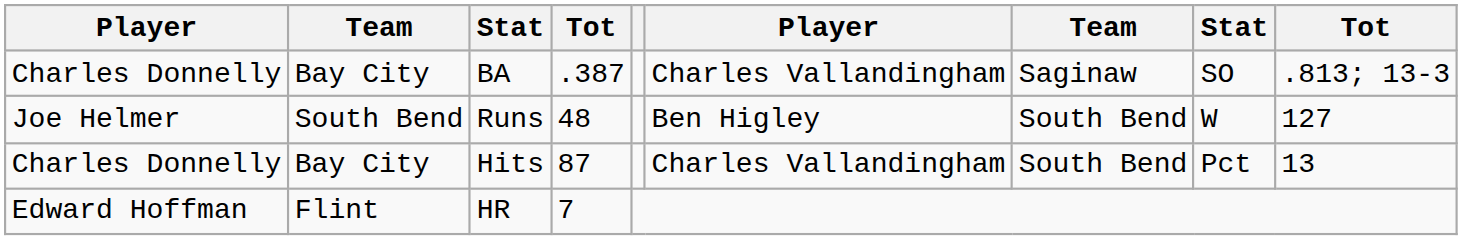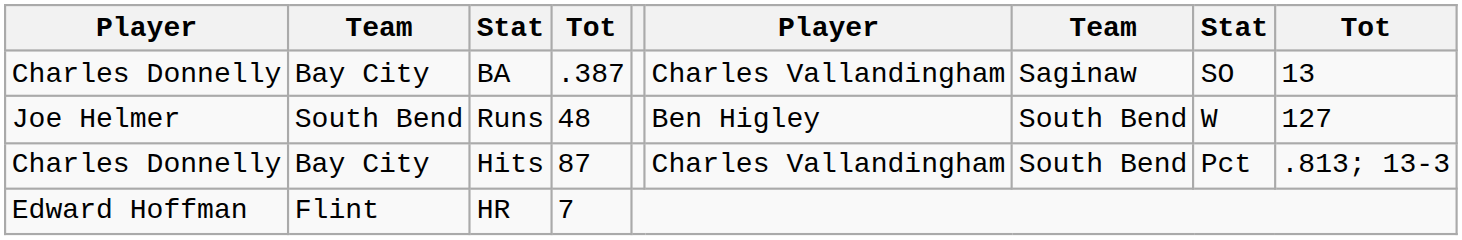(1366, 74) .813; 13-3 -> (1298, 74) 13
(1298, 165) 13 -> (1366, 165) .813; 13-3
